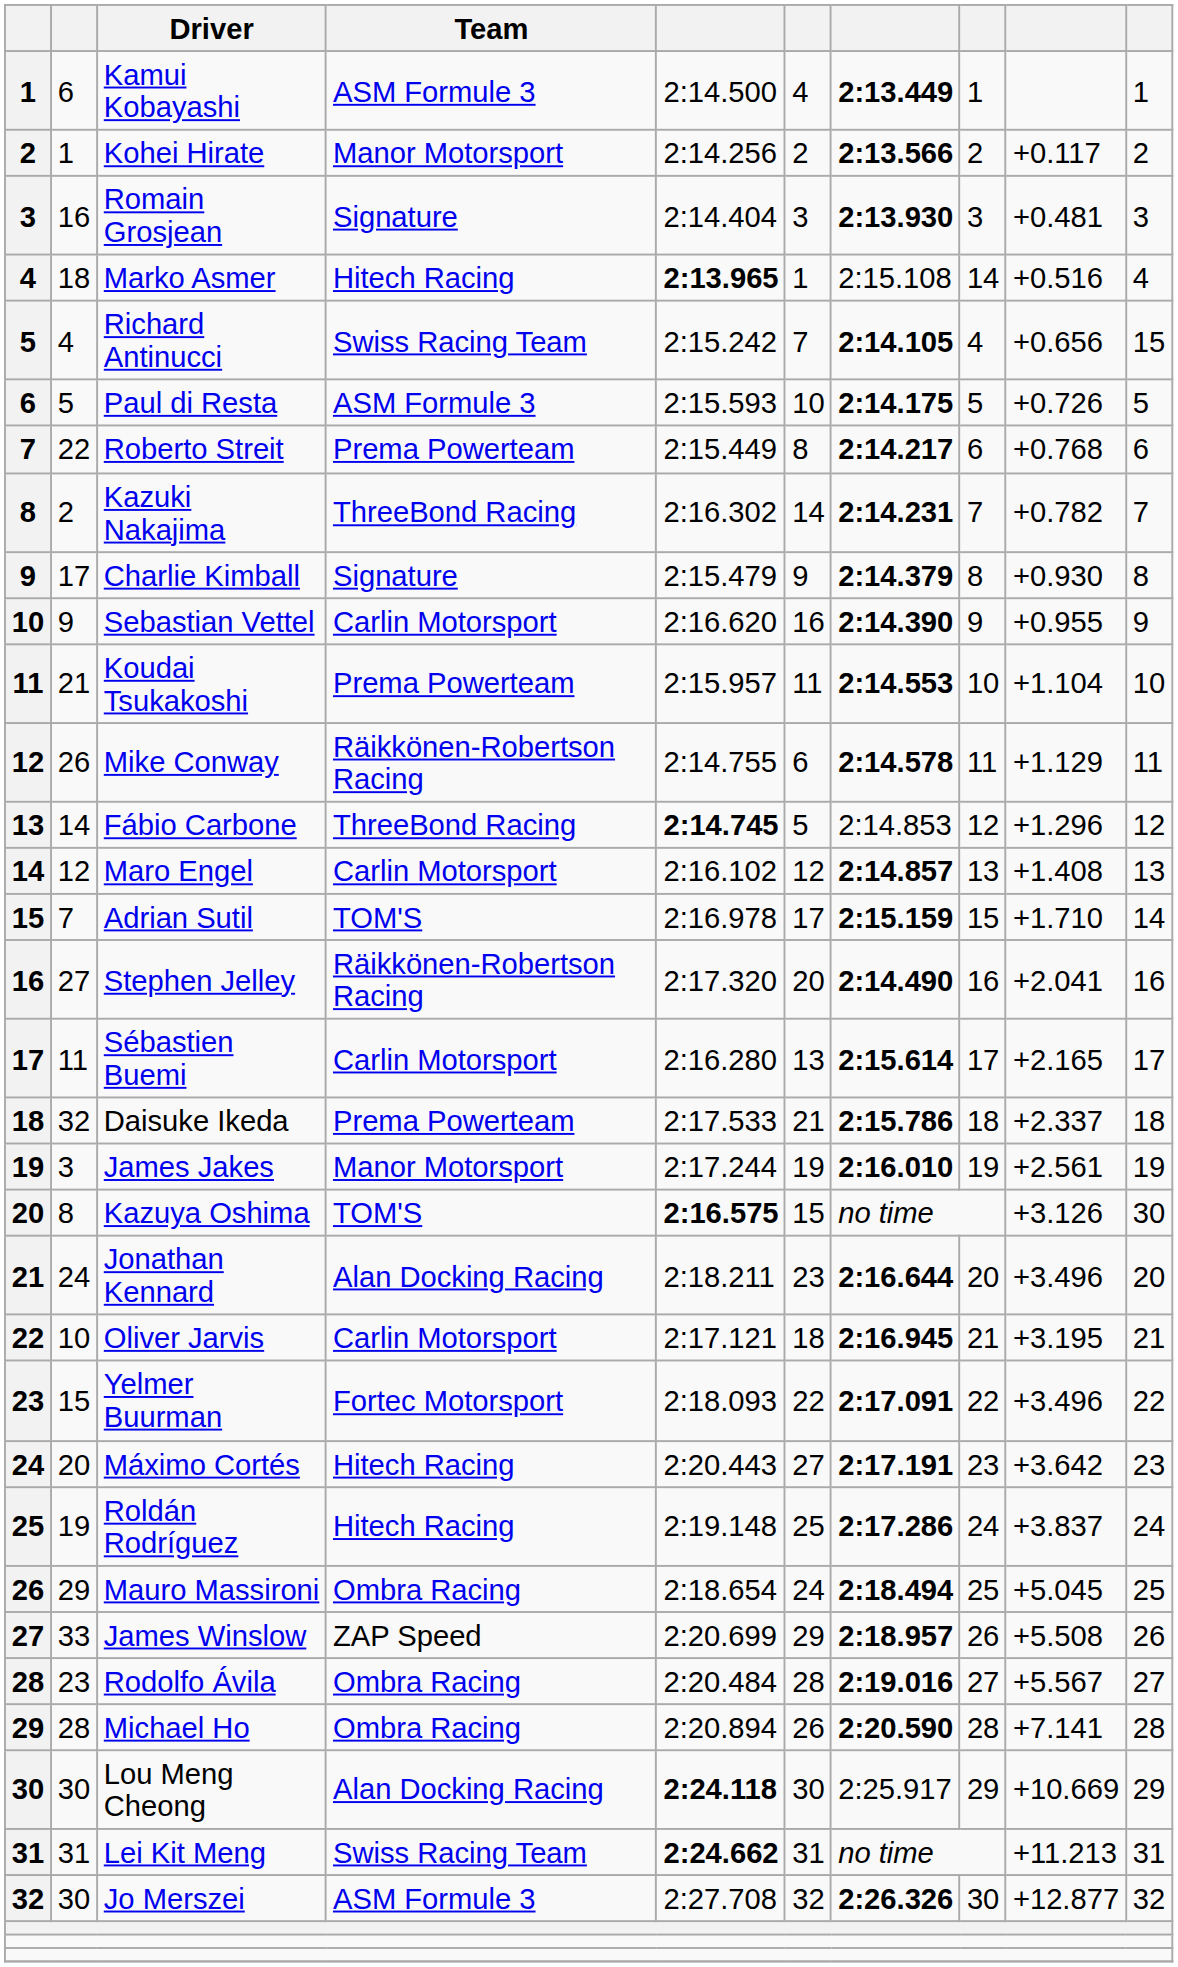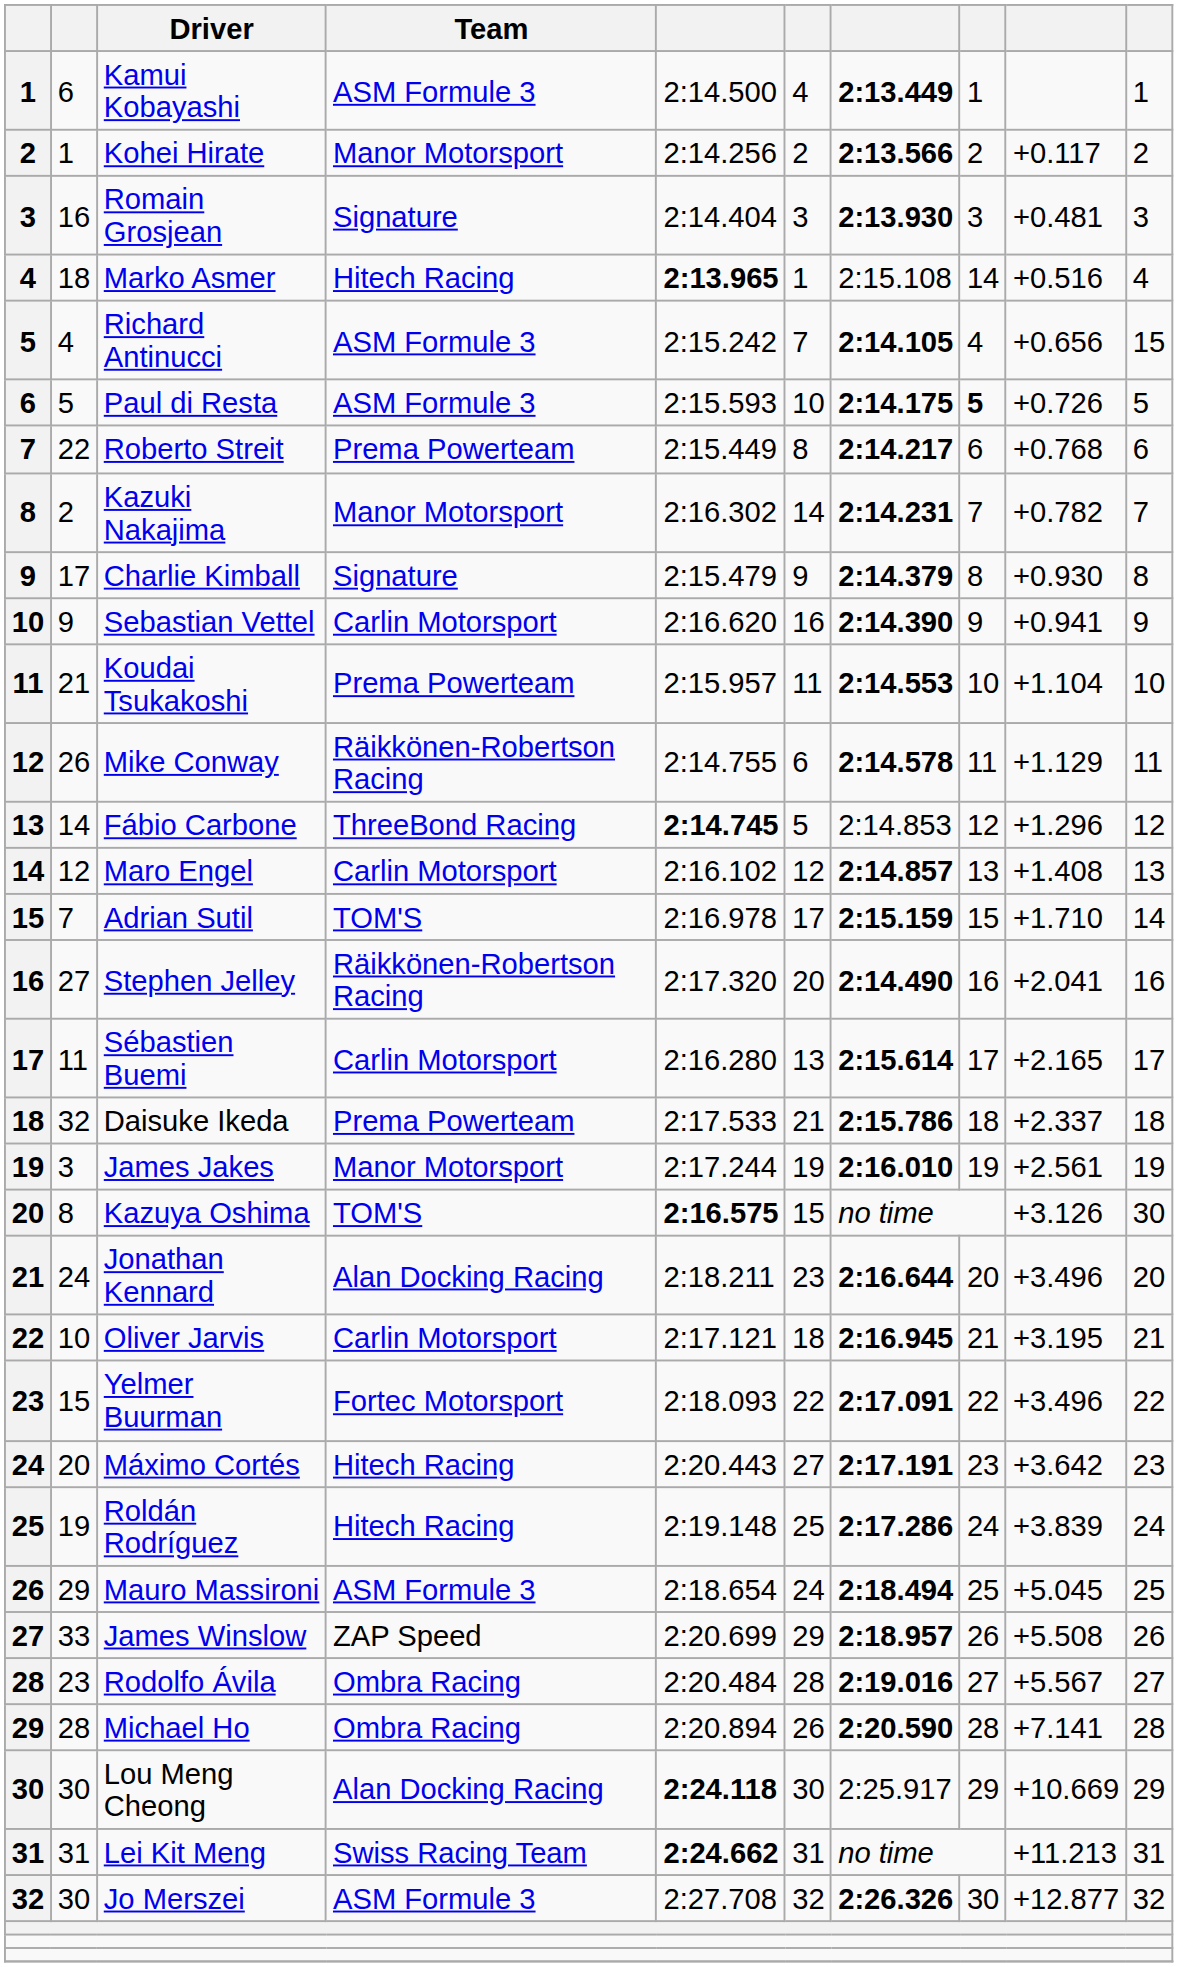(460, 341) Swiss Racing Team -> (434, 341) ASM Formule 3
(975, 403) normal -> (975, 403) bold
(455, 512) ThreeBond Racing -> (448, 512) Manor Motorsport
(1058, 621) +0.955 -> (1058, 621) +0.941
(1058, 1526) +3.837 -> (1058, 1526) +3.839
(427, 1588) Ombra Racing -> (434, 1588) ASM Formule 3
